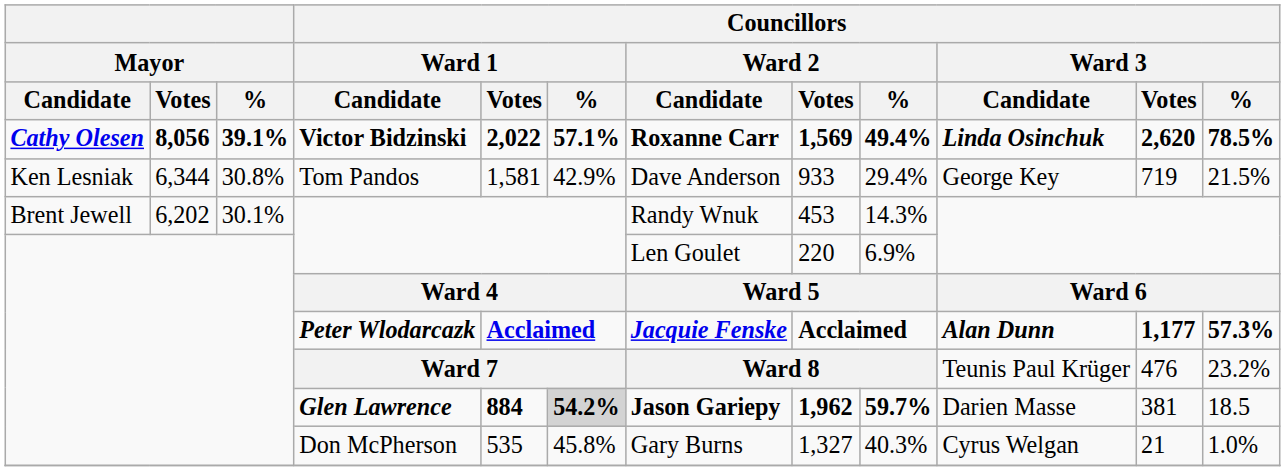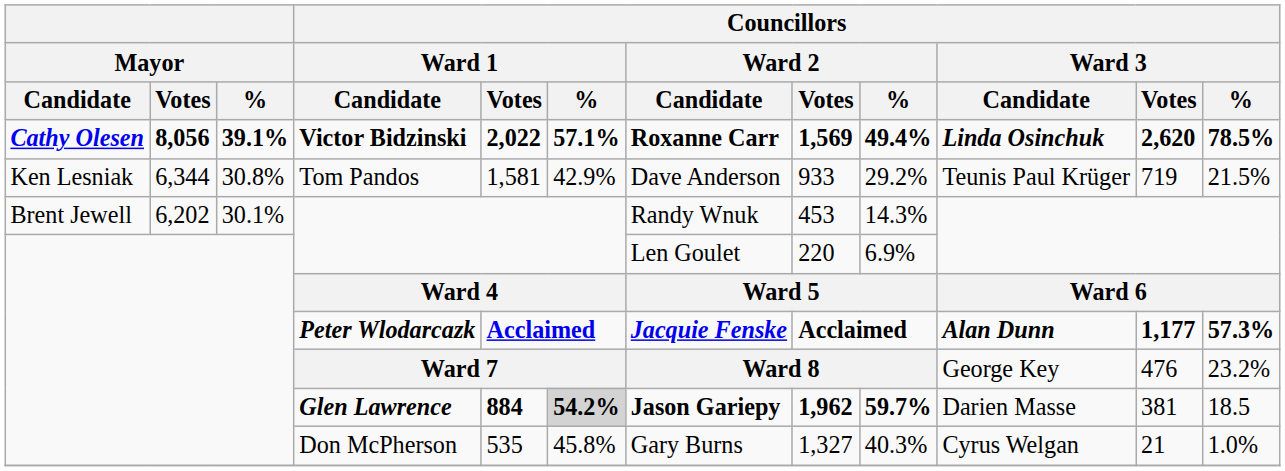(896, 177) 29.4% -> (896, 177) 29.2%
(1001, 177) George Key -> (1036, 177) Teunis Paul Krüger
(1036, 368) Teunis Paul Krüger -> (1001, 368) George Key
